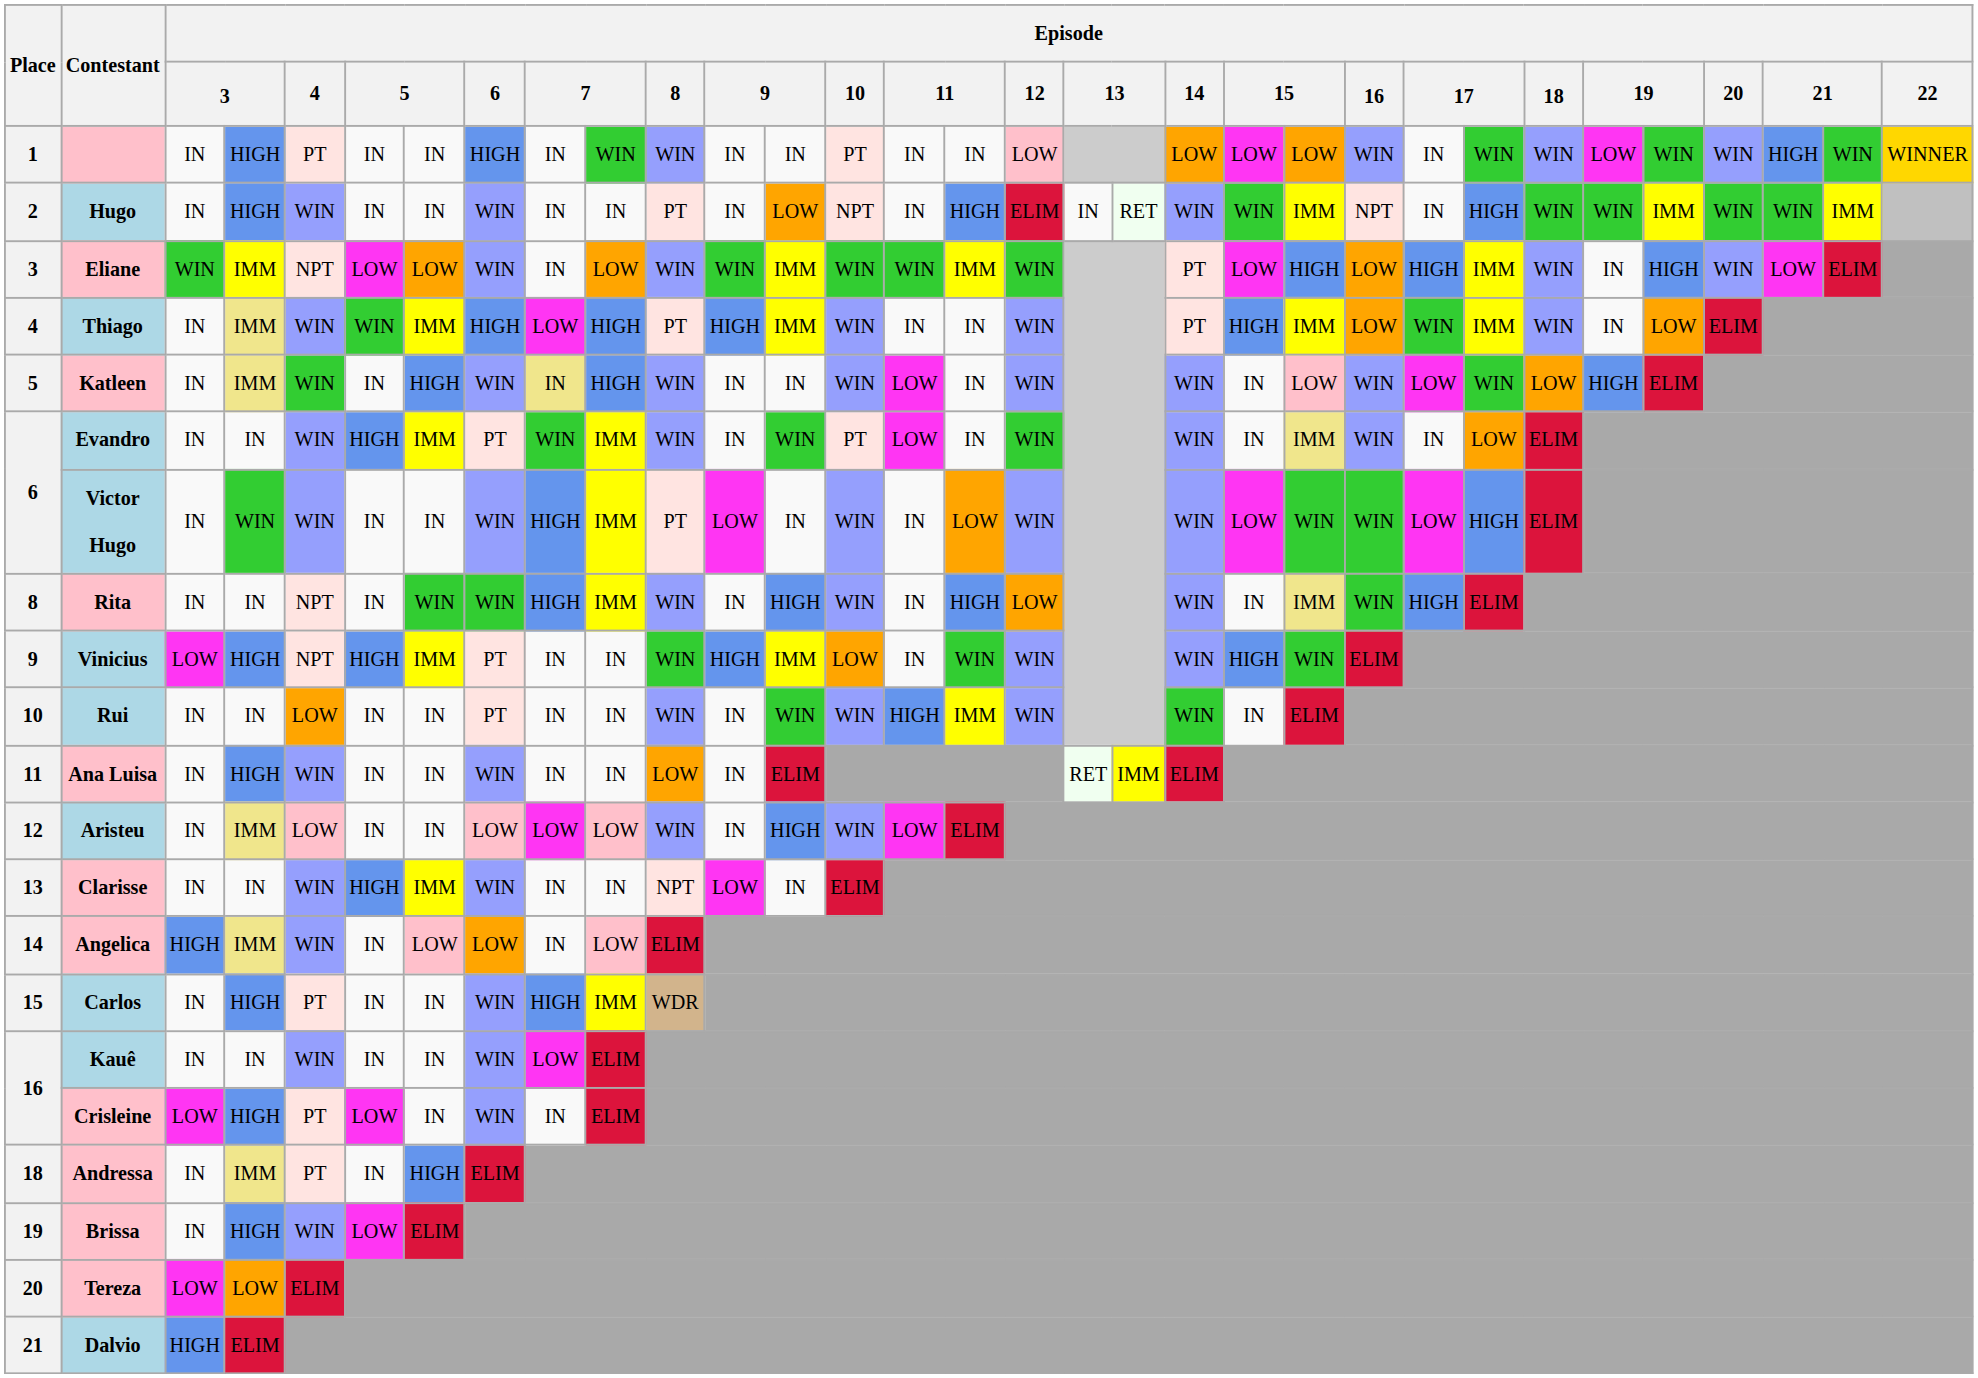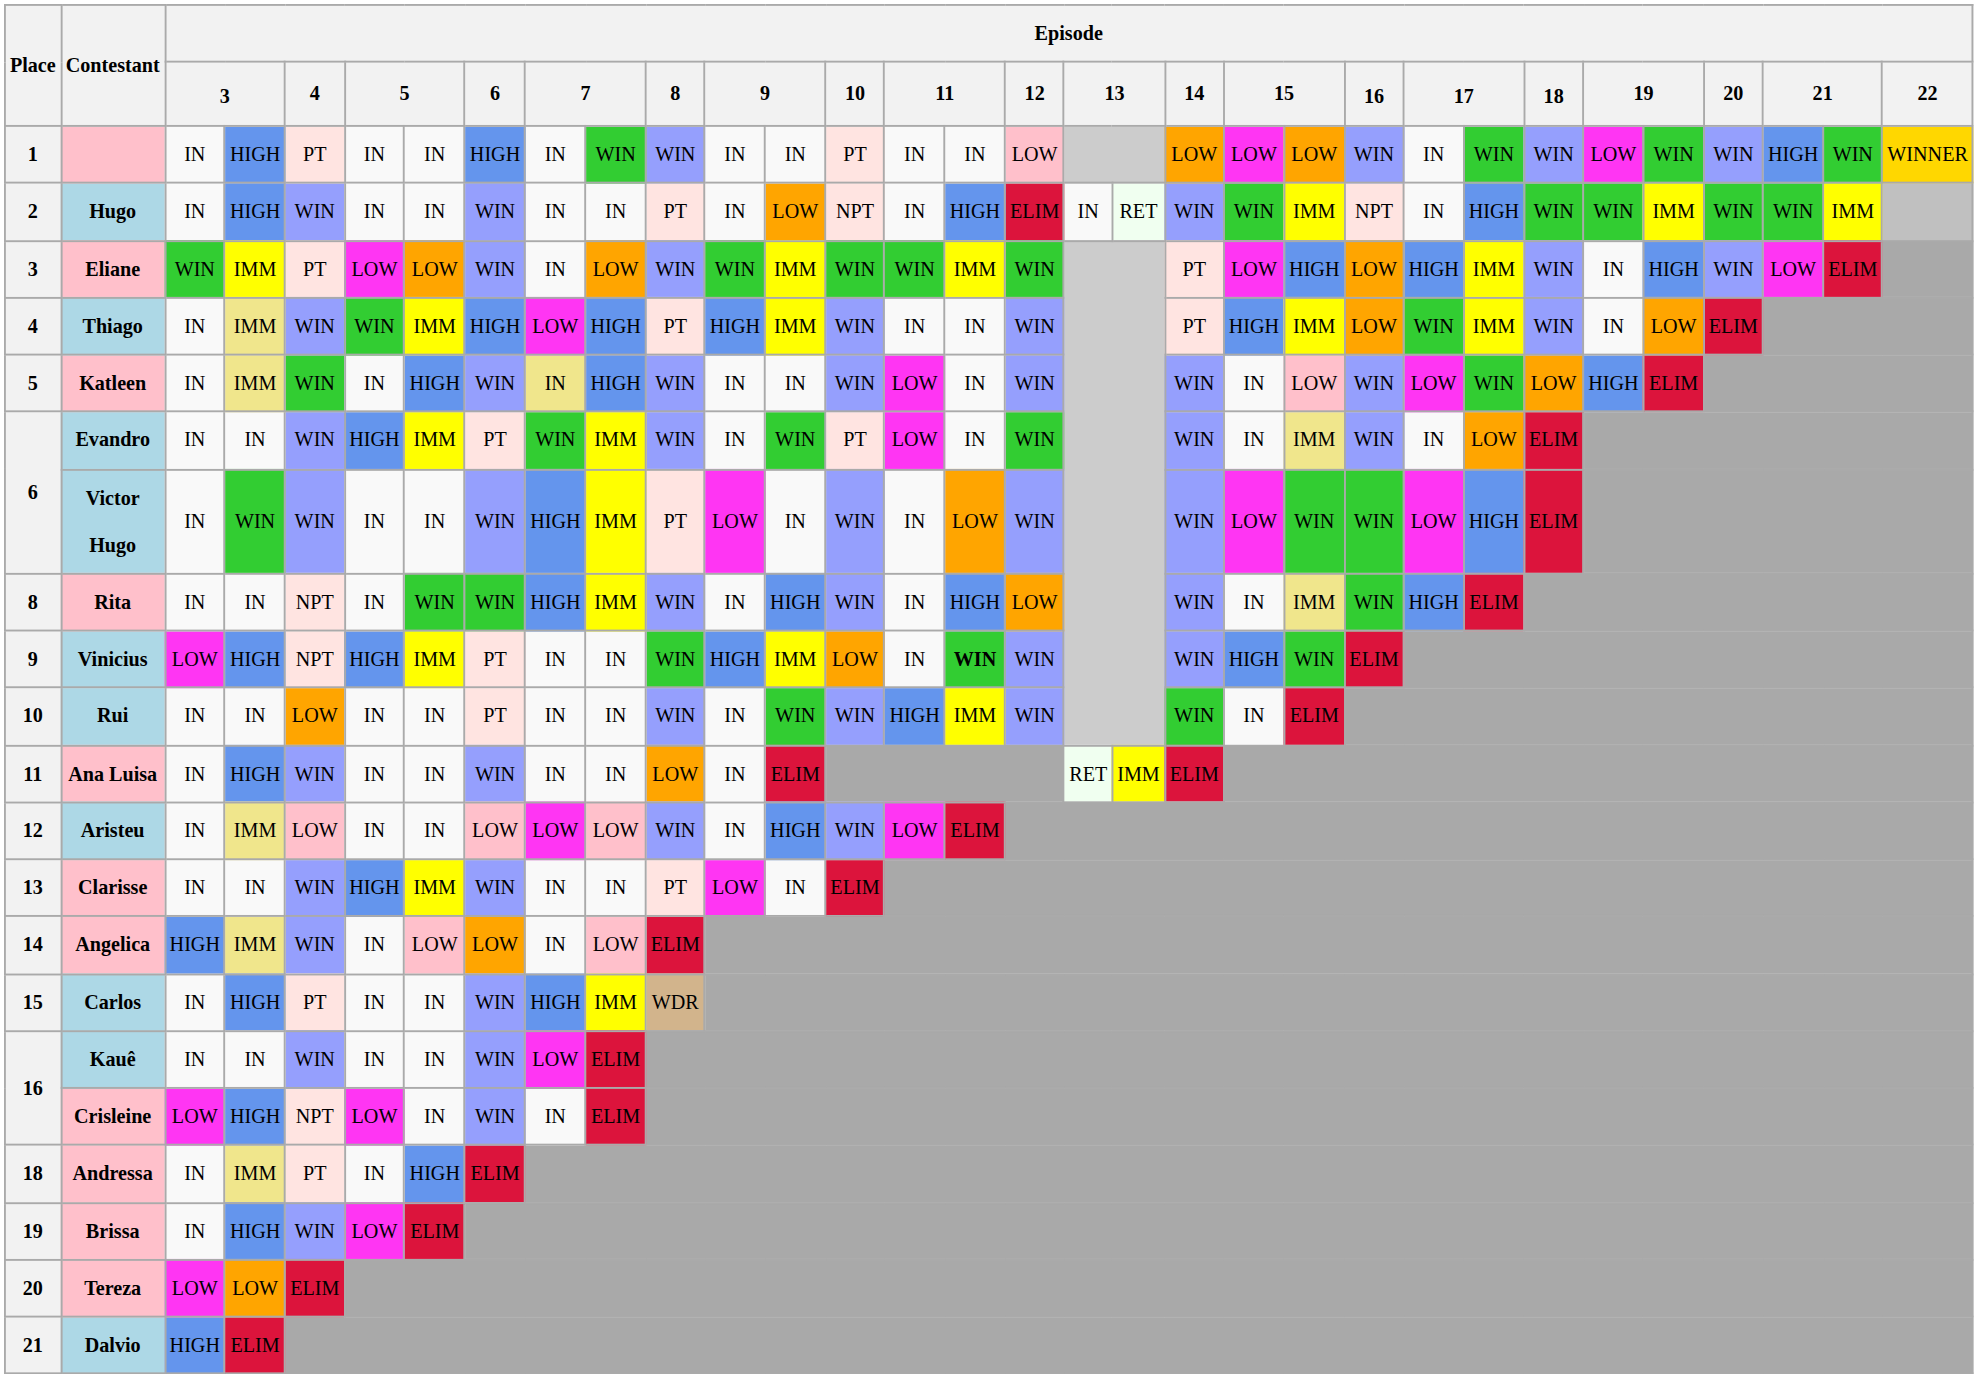(315, 269) NPT -> (315, 269) PT
(975, 659) normal -> (975, 659) bold
(675, 888) NPT -> (675, 888) PT
(315, 1116) PT -> (315, 1116) NPT
